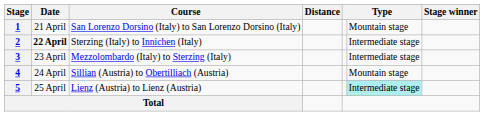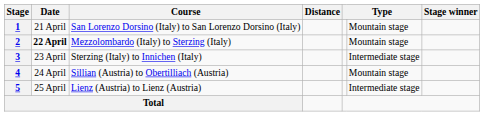(136, 42) Sterzing (Italy) to Innichen (Italy) -> (151, 42) Mezzolombardo (Italy) to Sterzing (Italy)
(384, 42) Intermediate stage -> (379, 42) Mountain stage
(151, 57) Mezzolombardo (Italy) to Sterzing (Italy) -> (136, 57) Sterzing (Italy) to Innichen (Italy)
(384, 88) paleturquoise background -> (384, 88) no background
